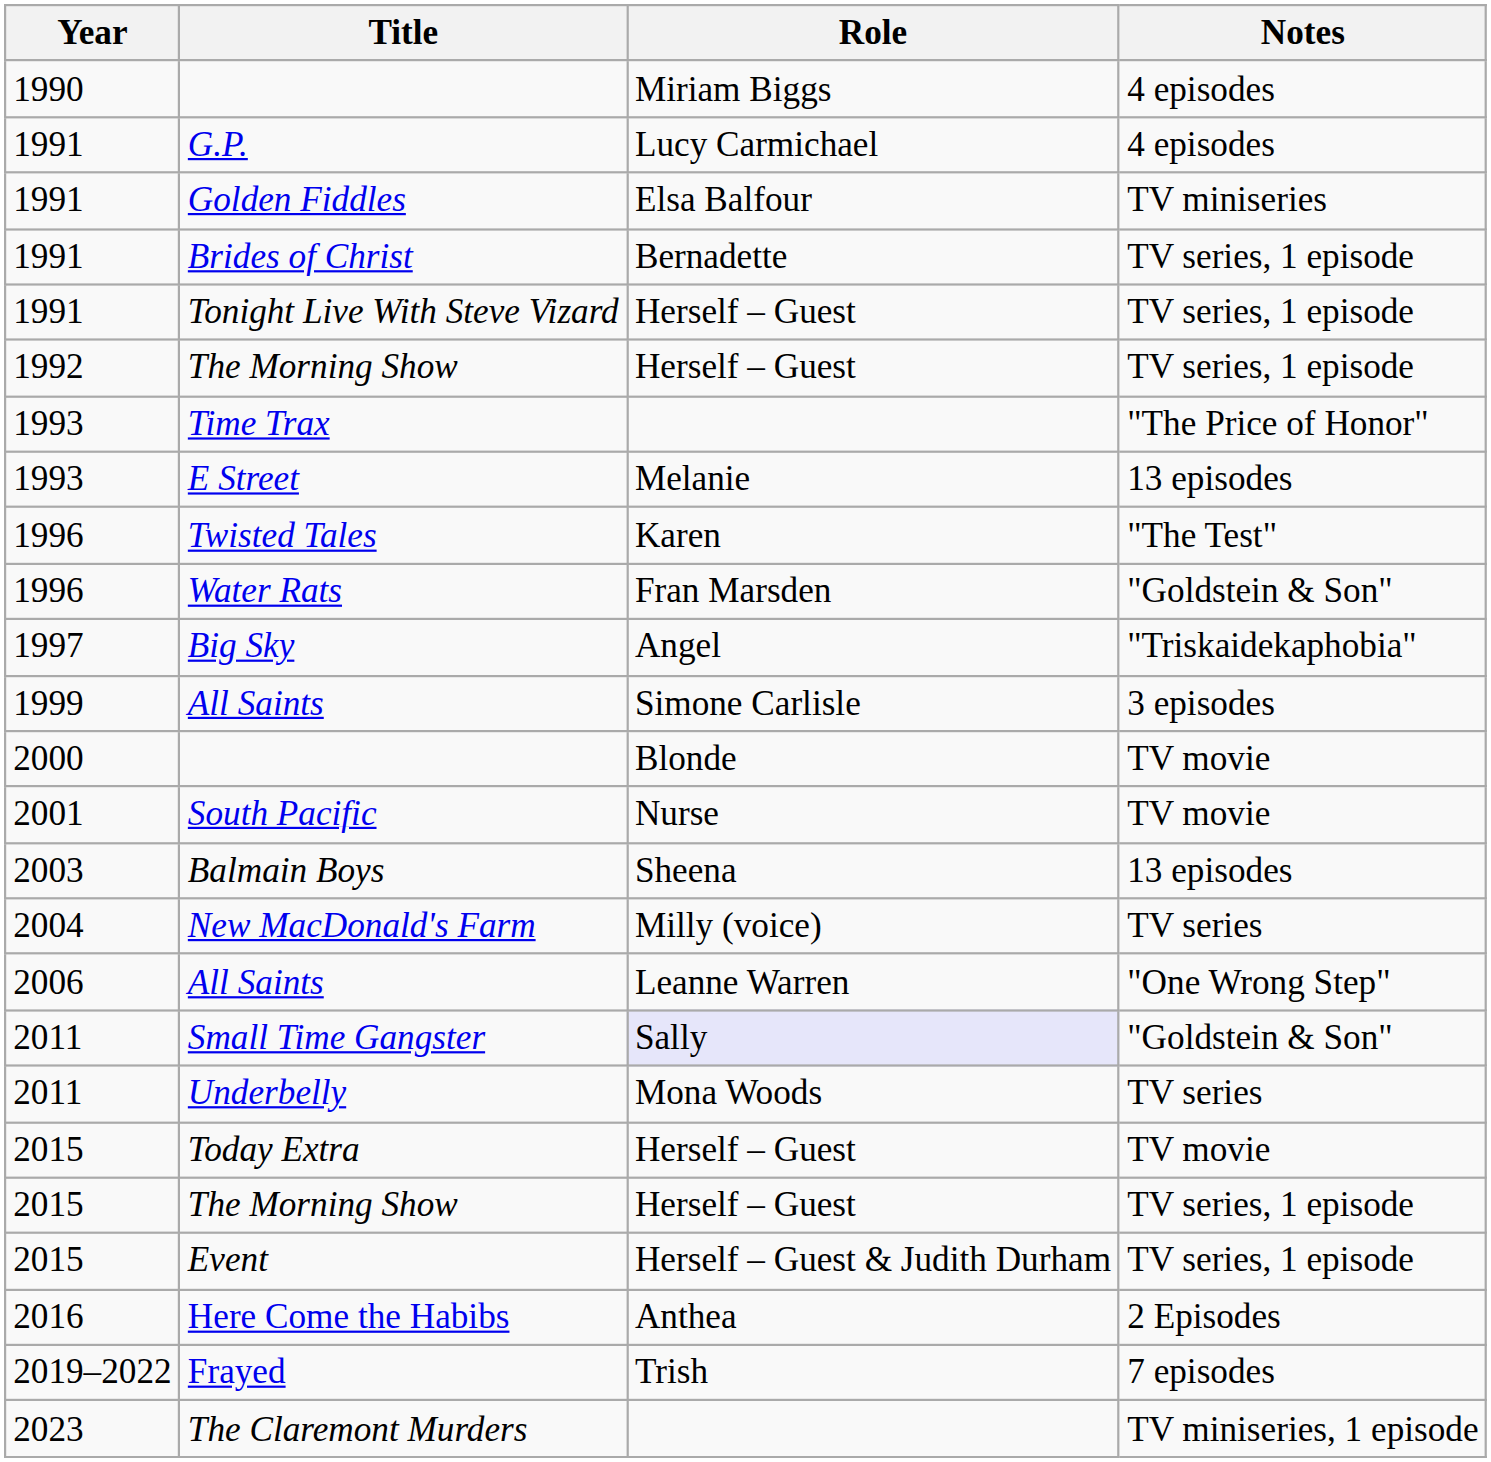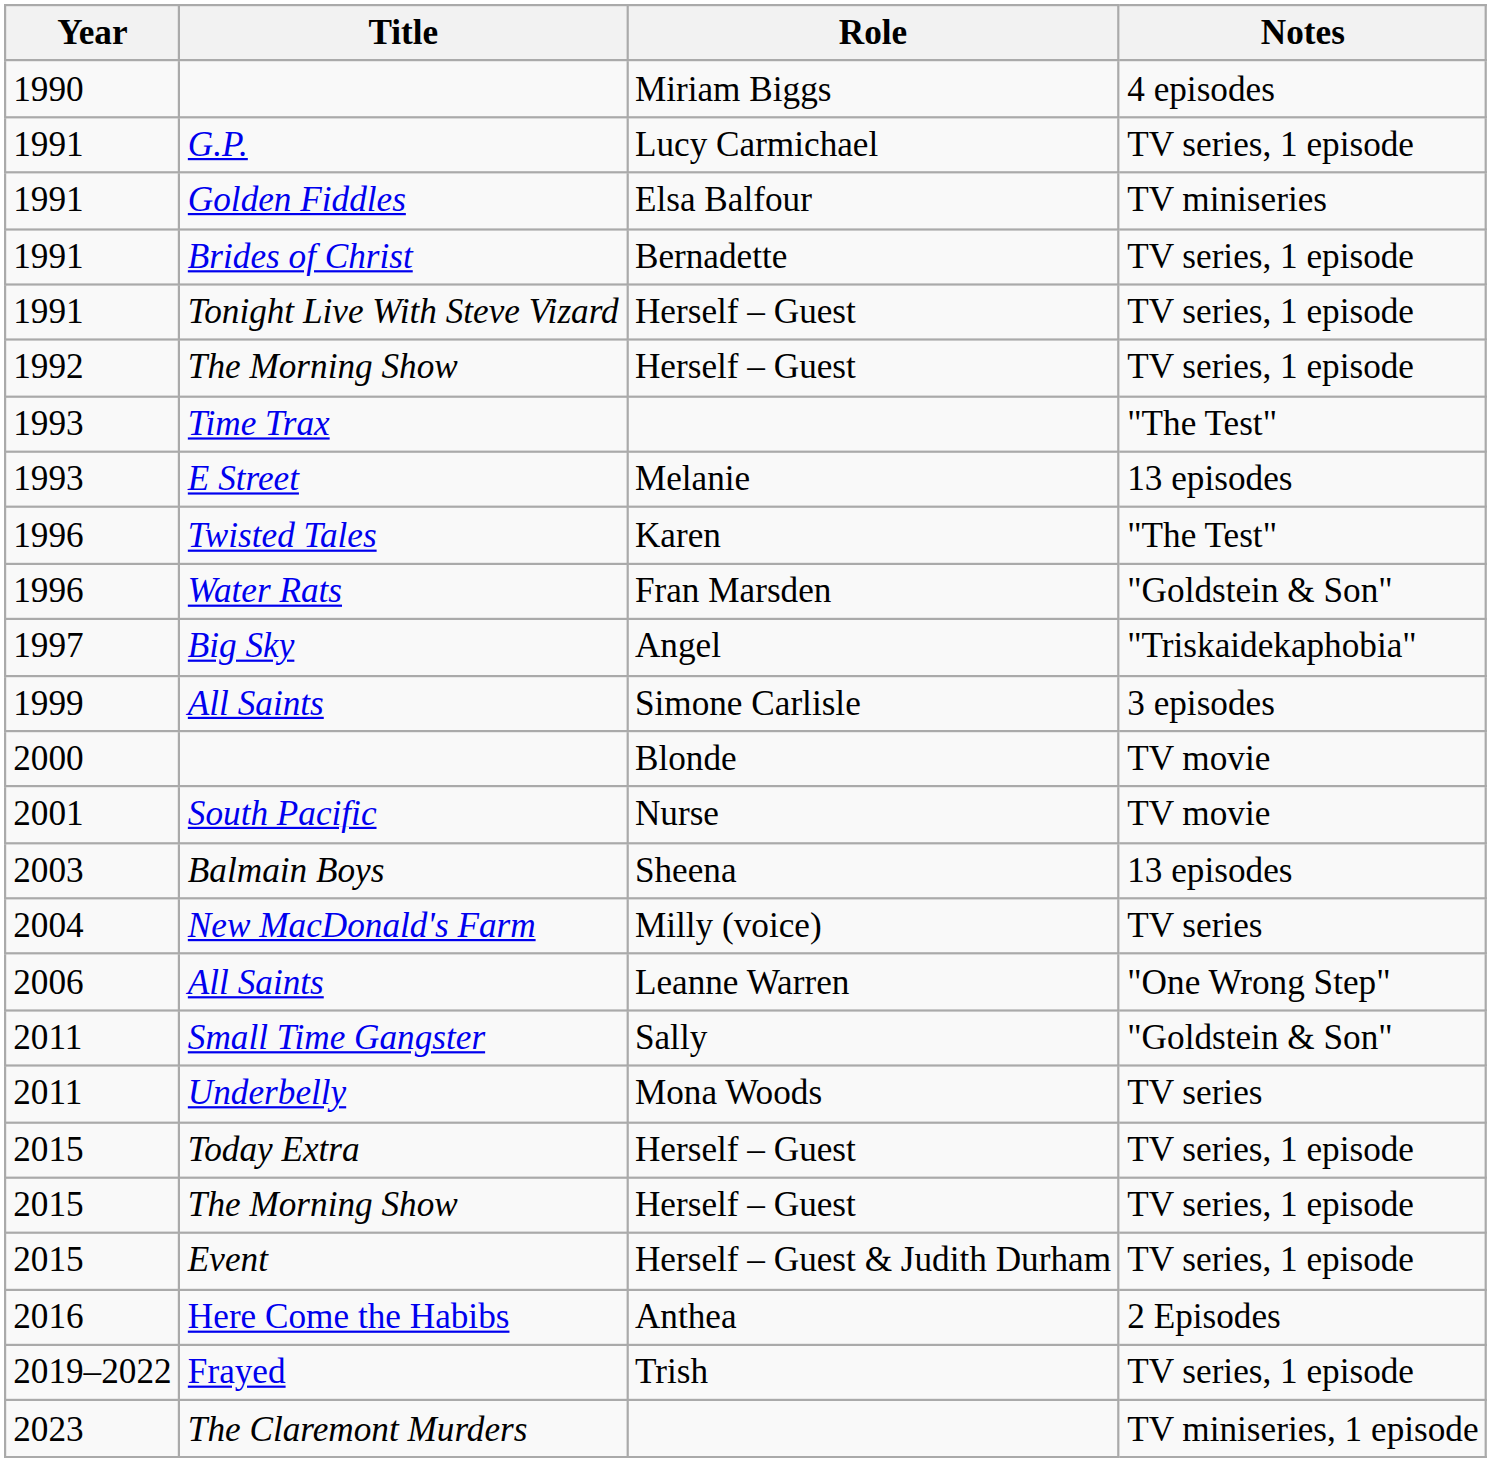(1201, 144) 4 episodes -> (1271, 144) TV series, 1 episode
(1278, 423) "The Price of Honor" -> (1202, 423) "The Test"
(671, 1037) lavender background -> (671, 1037) no background
(1199, 1148) TV movie -> (1271, 1148) TV series, 1 episode
(1201, 1372) 7 episodes -> (1271, 1372) TV series, 1 episode
